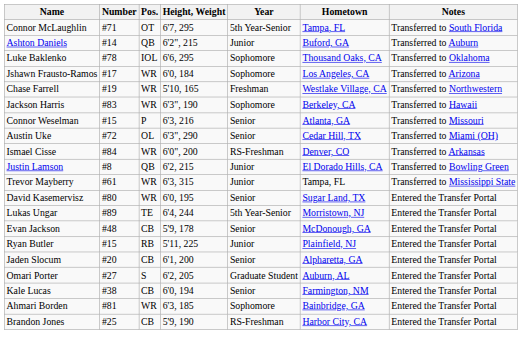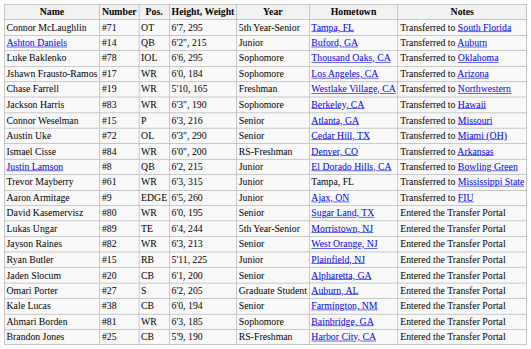+ row: (38, 197)
- row: (33, 228)
+ row: (34, 244)
